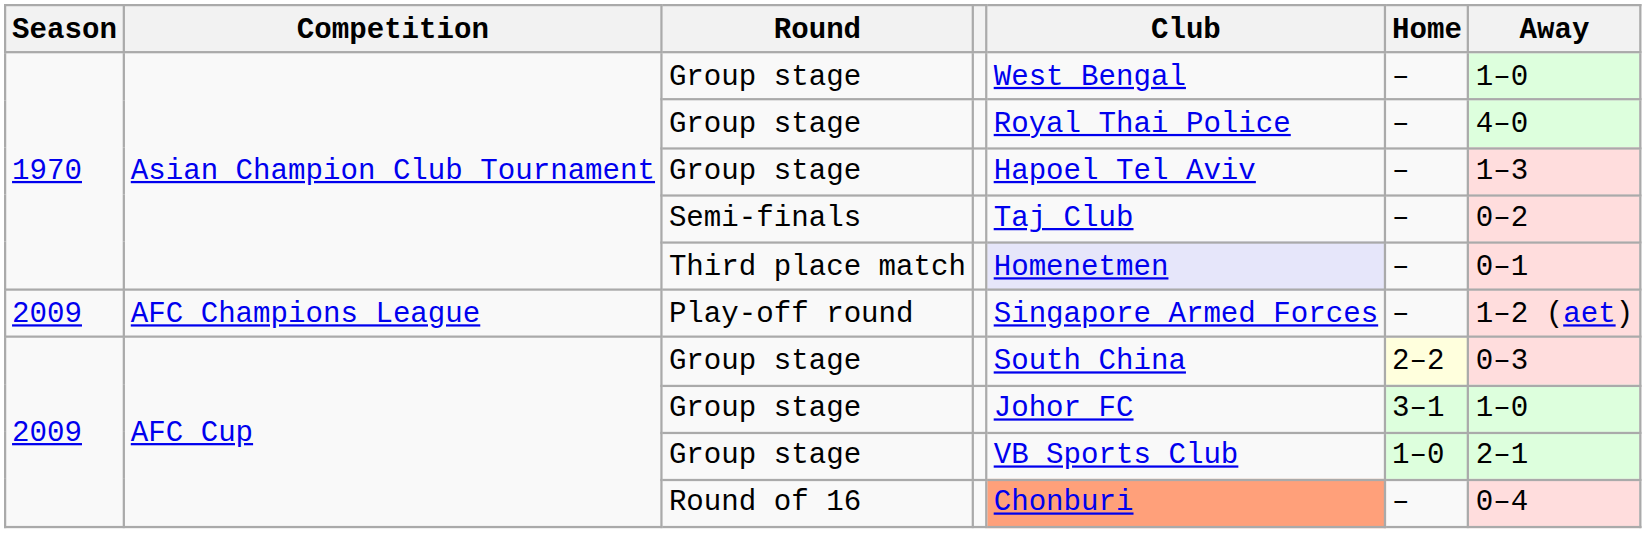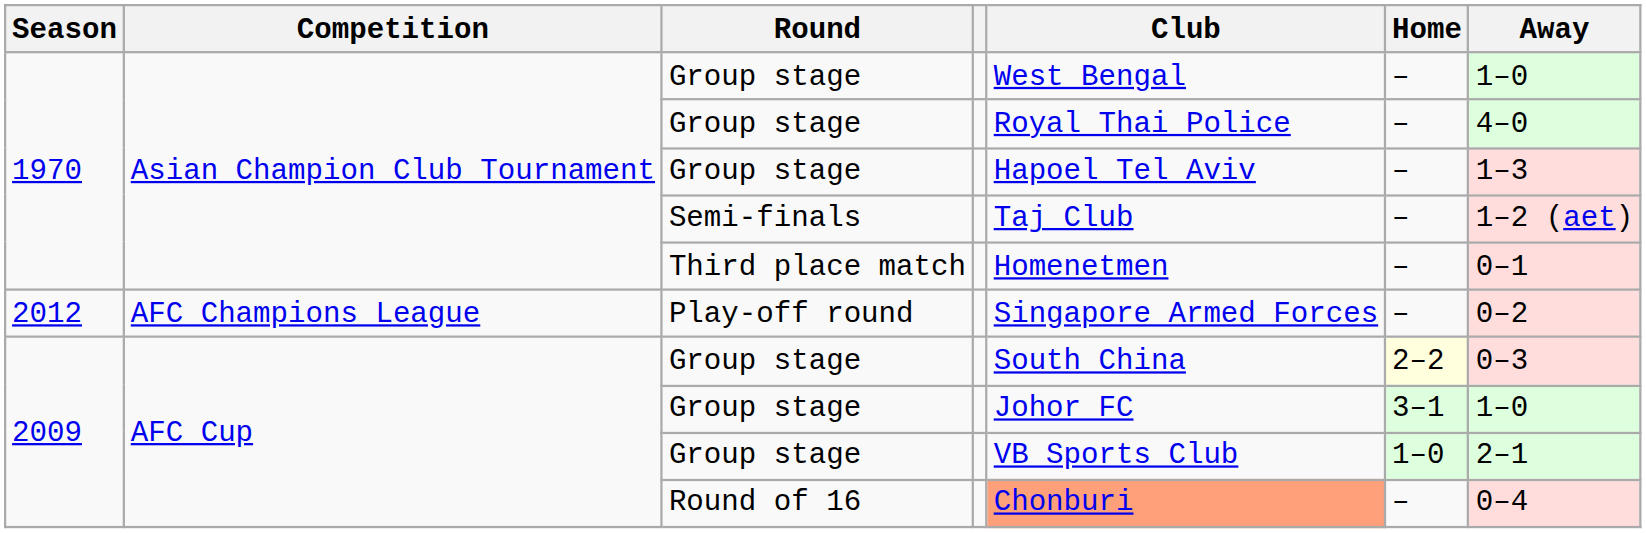(1502, 219) 0–2 -> (1554, 219) 1–2 (aet)
(1081, 266) lavender background -> (1081, 266) no background
(47, 314) 2009 -> (47, 314) 2012
(1554, 314) 1–2 (aet) -> (1502, 314) 0–2
